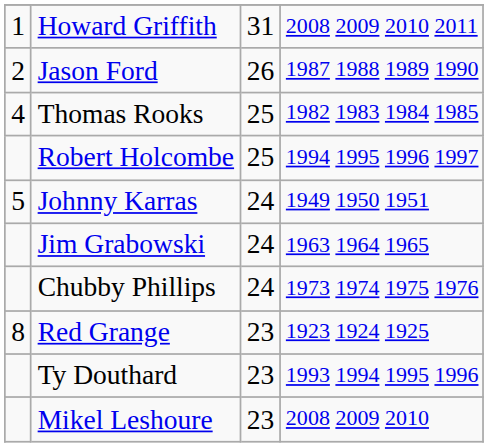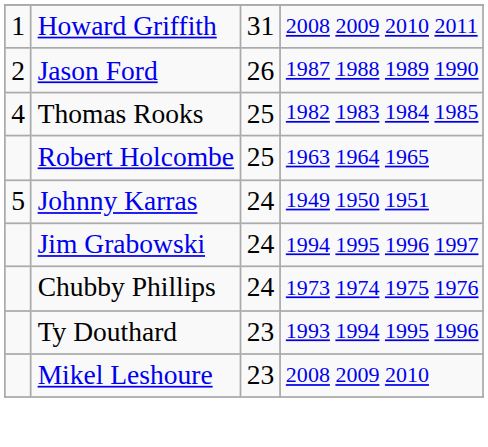(382, 157) 1994 1995 1996 1997 -> (357, 157) 1963 1964 1965
(357, 244) 1963 1964 1965 -> (382, 244) 1994 1995 1996 1997
- row: (104, 331)
